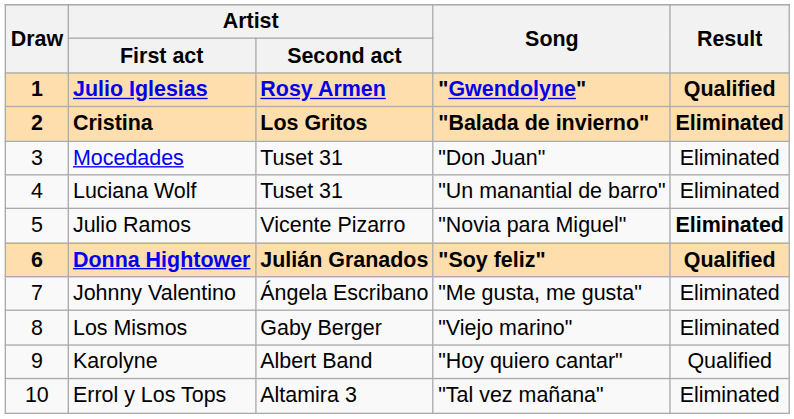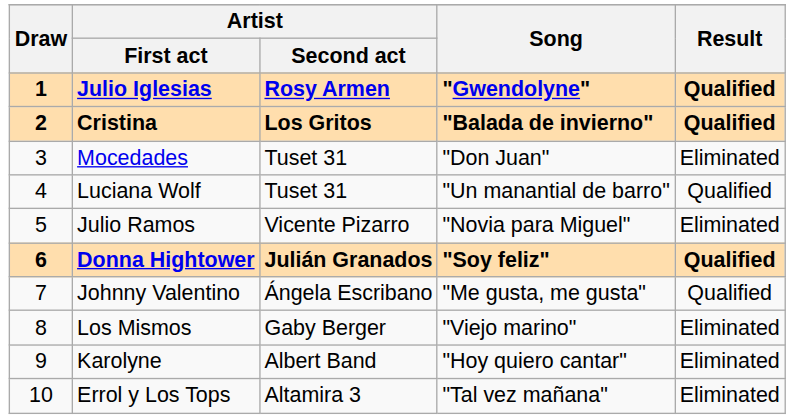(730, 123) Eliminated -> (730, 123) Qualified
(730, 191) Eliminated -> (730, 191) Qualified
(730, 225) bold -> (730, 225) normal
(730, 293) Eliminated -> (730, 293) Qualified
(730, 361) Qualified -> (730, 361) Eliminated
